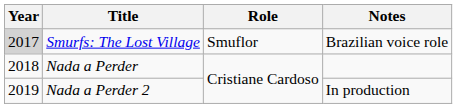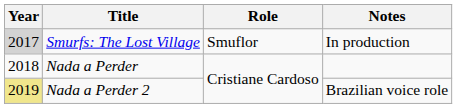(387, 41) Brazilian voice role -> (368, 41) In production
(24, 90) no background -> (24, 90) khaki background
(368, 90) In production -> (387, 90) Brazilian voice role
